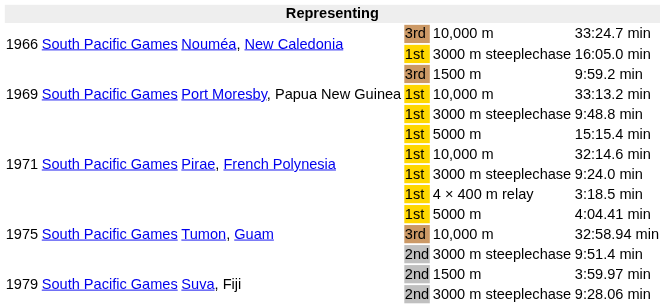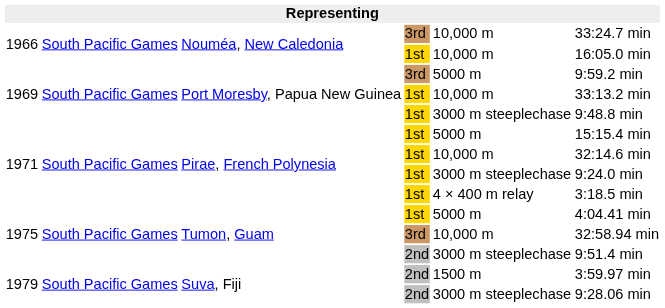(502, 54) 3000 m steeplechase -> (463, 54) 10,000 m
(457, 74) 1500 m -> (457, 74) 5000 m
